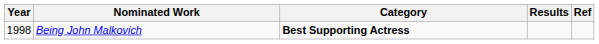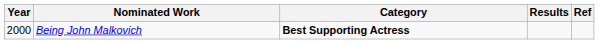(19, 30) 1998 -> (19, 30) 2000
